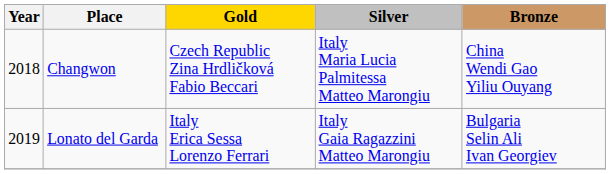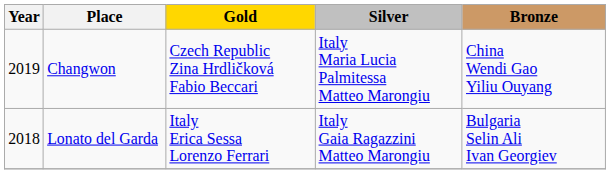(24, 68) 2018 -> (24, 68) 2019
(24, 138) 2019 -> (24, 138) 2018
